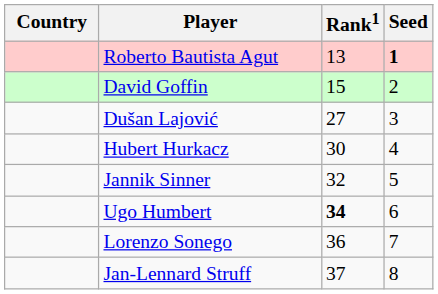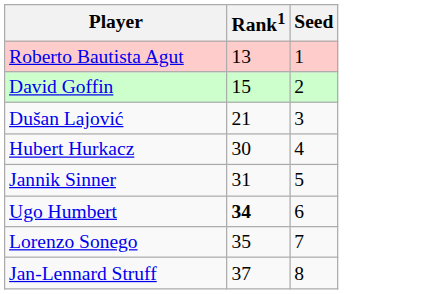- column: (52, 22)
(394, 56) bold -> (299, 56) normal
(336, 118) 27 -> (241, 118) 21
(336, 180) 32 -> (241, 180) 31
(336, 241) 36 -> (241, 241) 35
